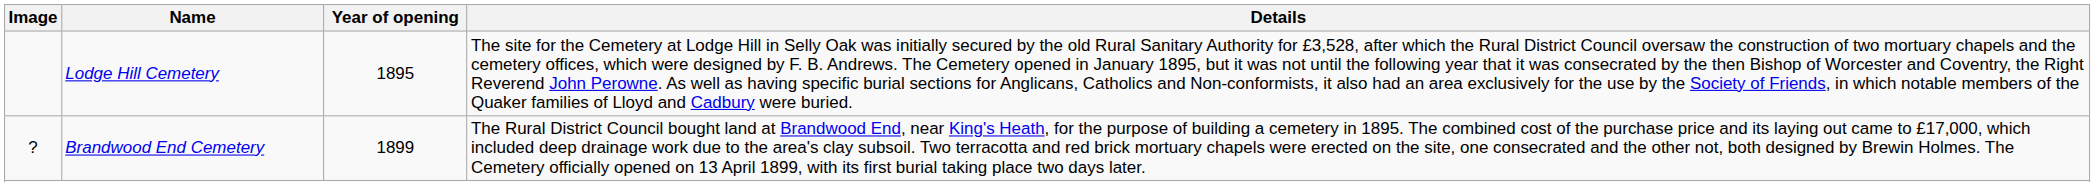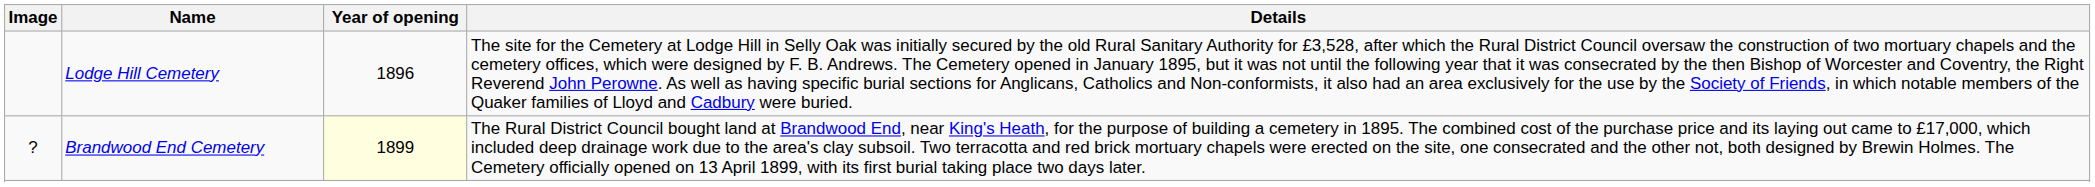(395, 73) 1895 -> (395, 73) 1896
(395, 148) no background -> (395, 148) lightyellow background
